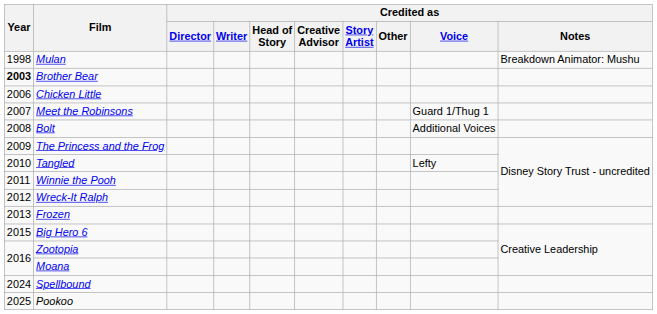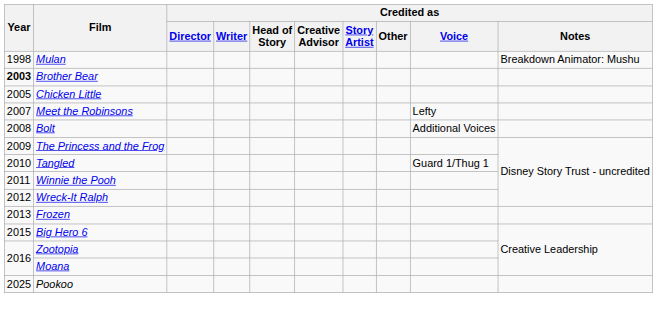(19, 94) 2006 -> (19, 94) 2005
(451, 111) Guard 1/Thug 1 -> (424, 111) Lefty
(424, 163) Lefty -> (451, 163) Guard 1/Thug 1
- row: (63, 284)
